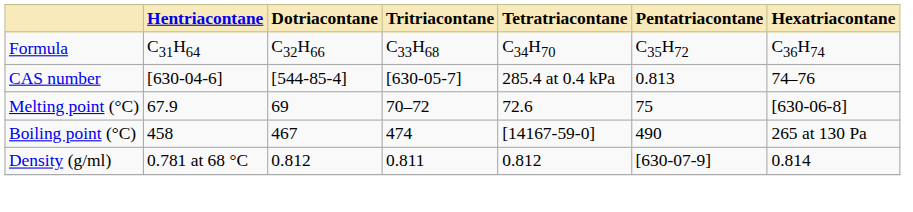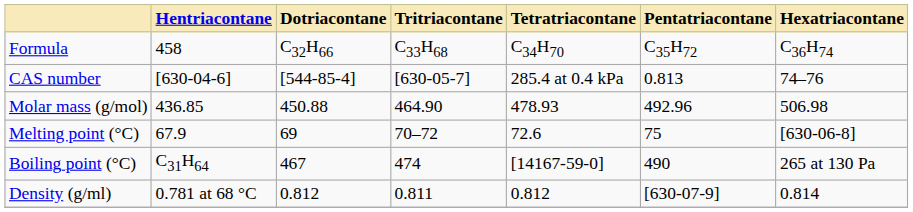(174, 48) C31H64 -> (169, 48) 458
+ row: (78, 105)
(160, 133) 458 -> (182, 163) C31H64
